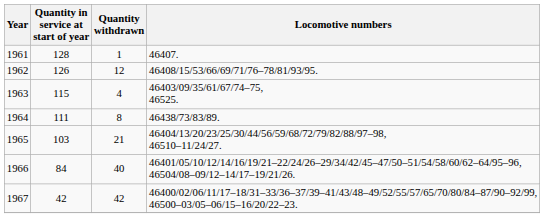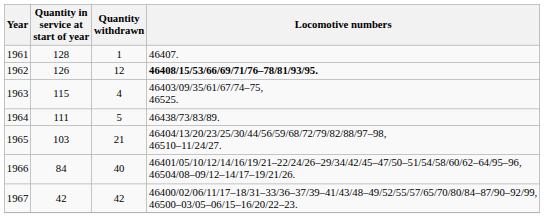(233, 71) normal -> (233, 71) bold
(119, 117) 8 -> (119, 117) 5
